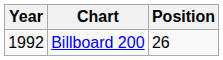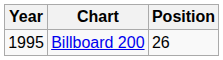(26, 42) 1992 -> (26, 42) 1995
